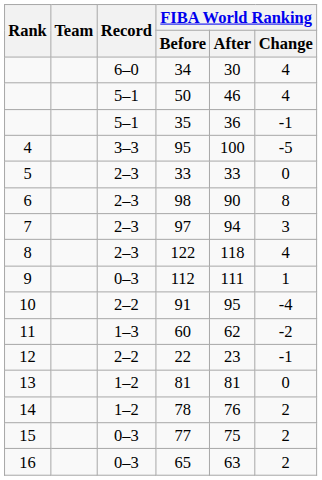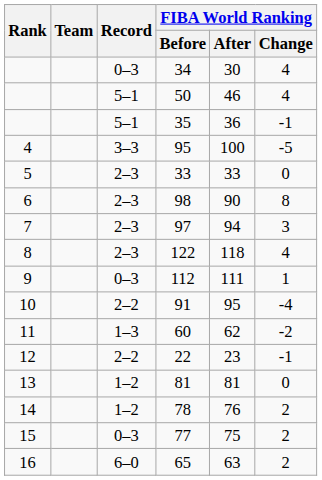(126, 69) 6–0 -> (126, 69) 0–3
(126, 461) 0–3 -> (126, 461) 6–0
